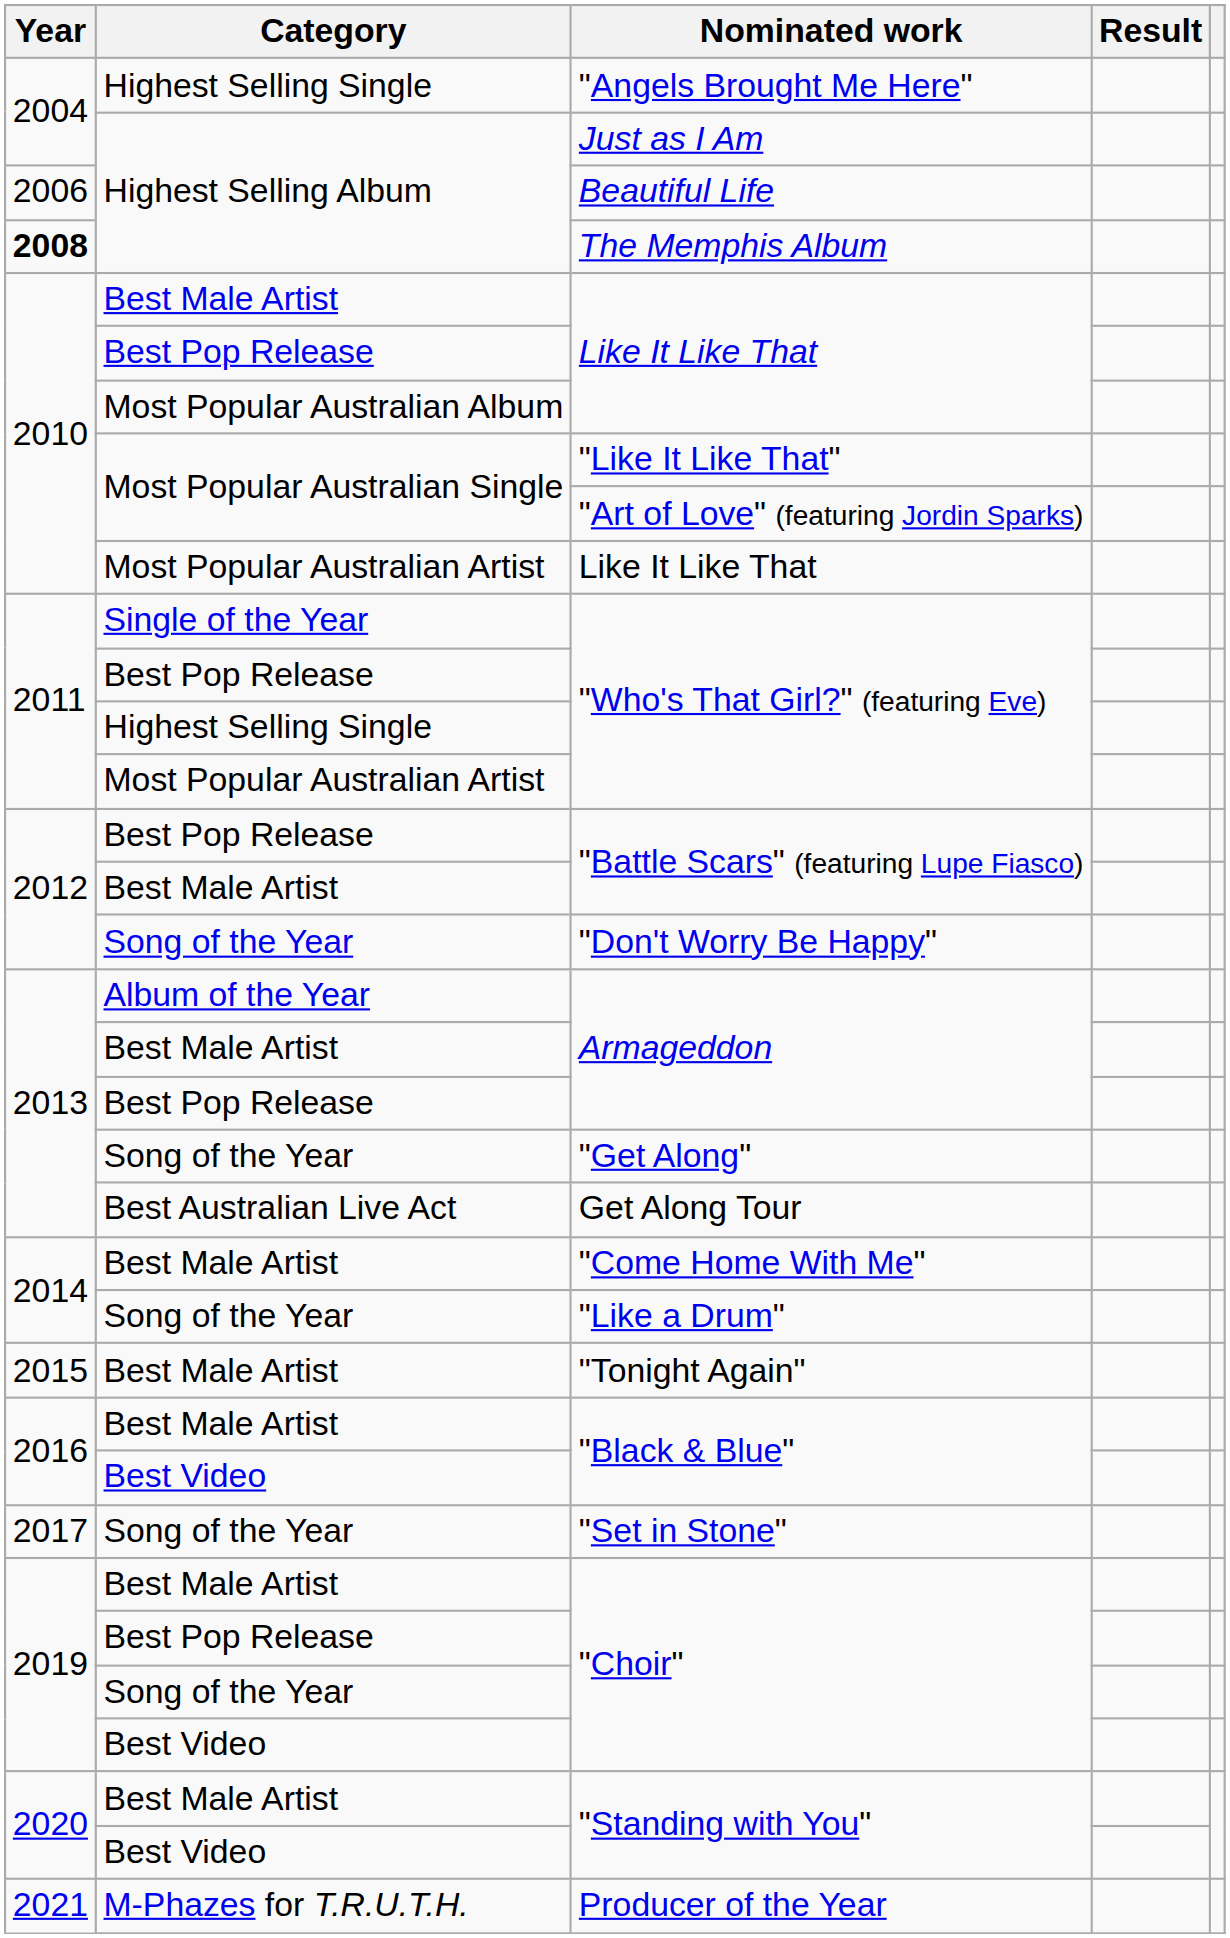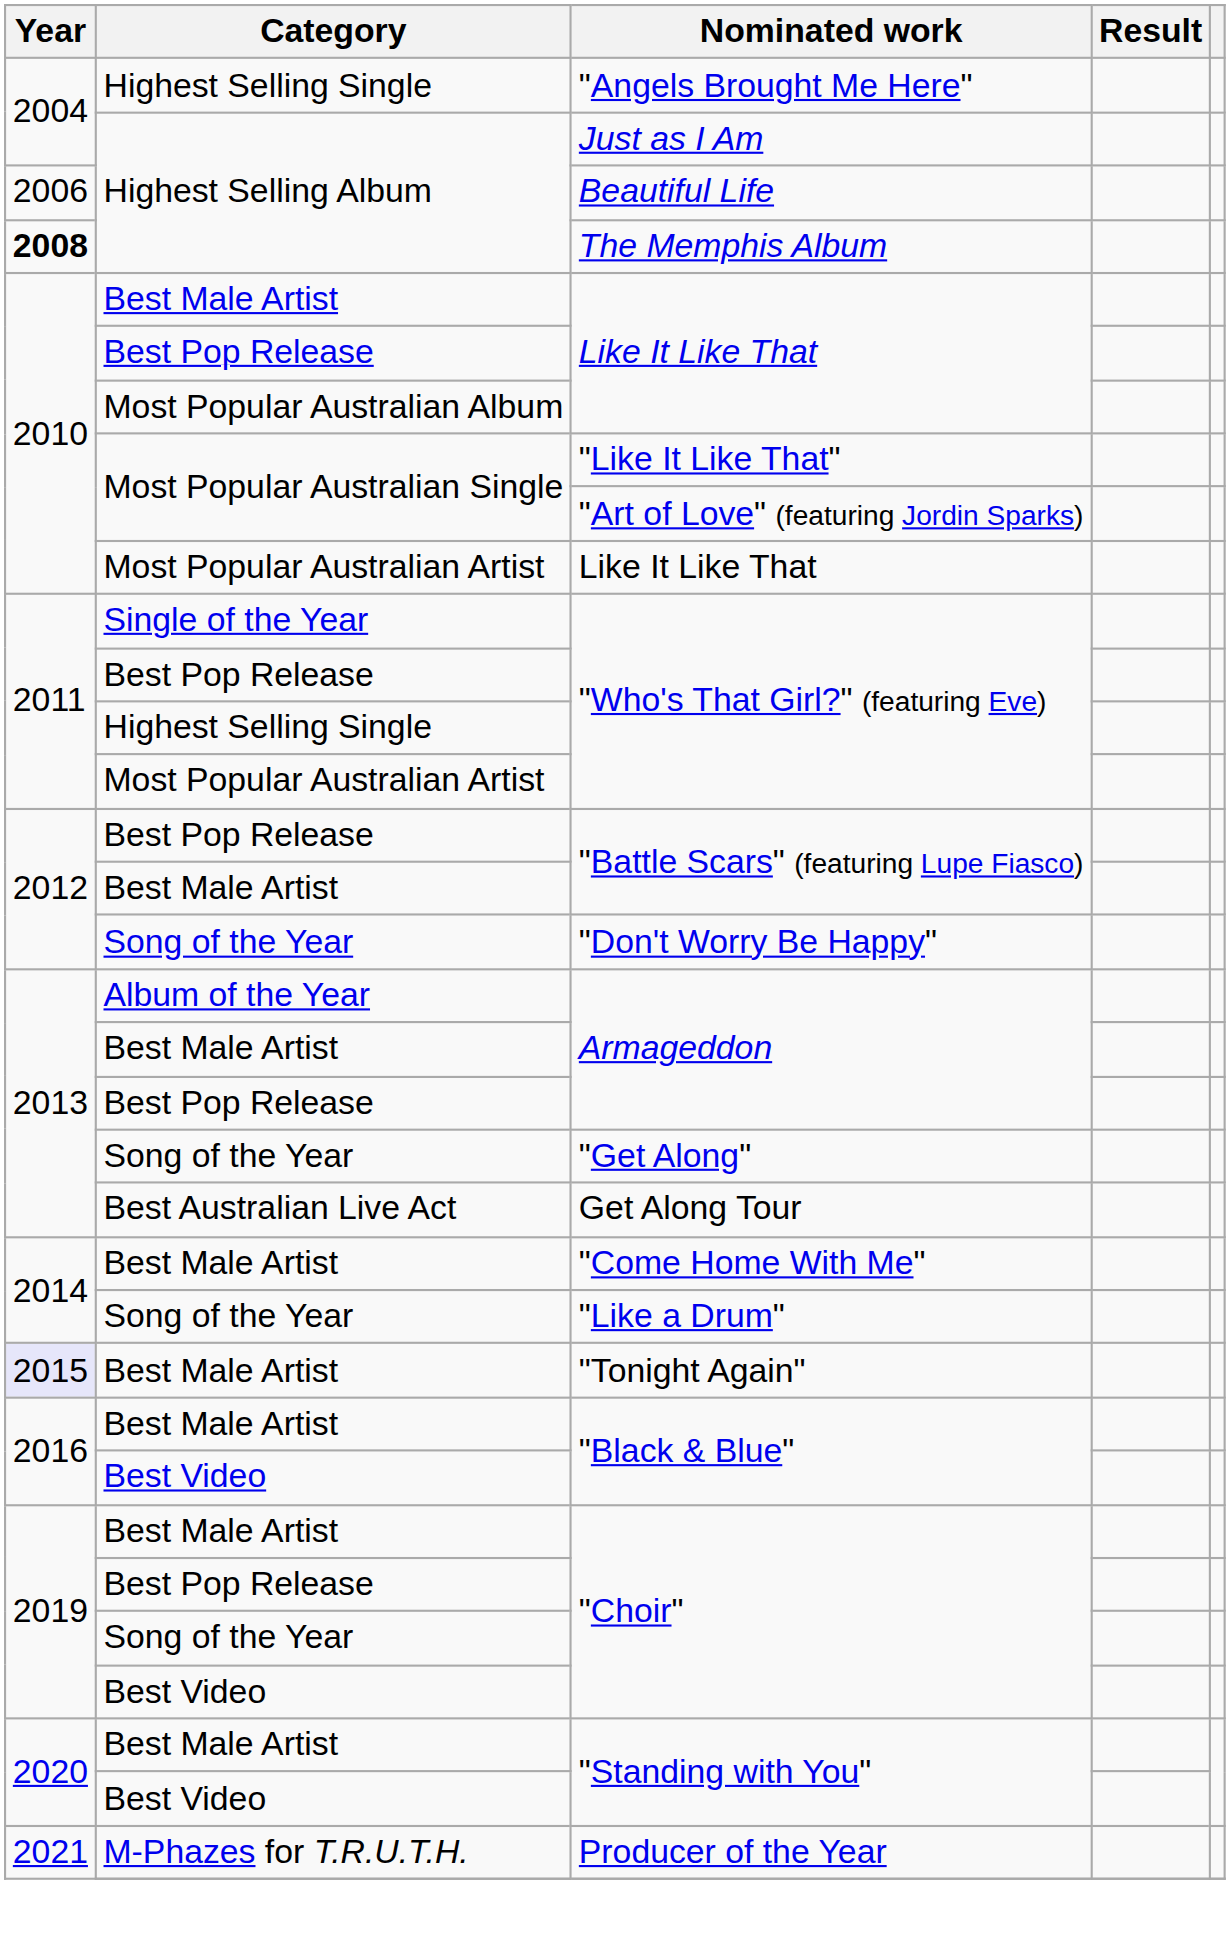(50, 1369) no background -> (50, 1369) lavender background
- row: (228, 1530)
